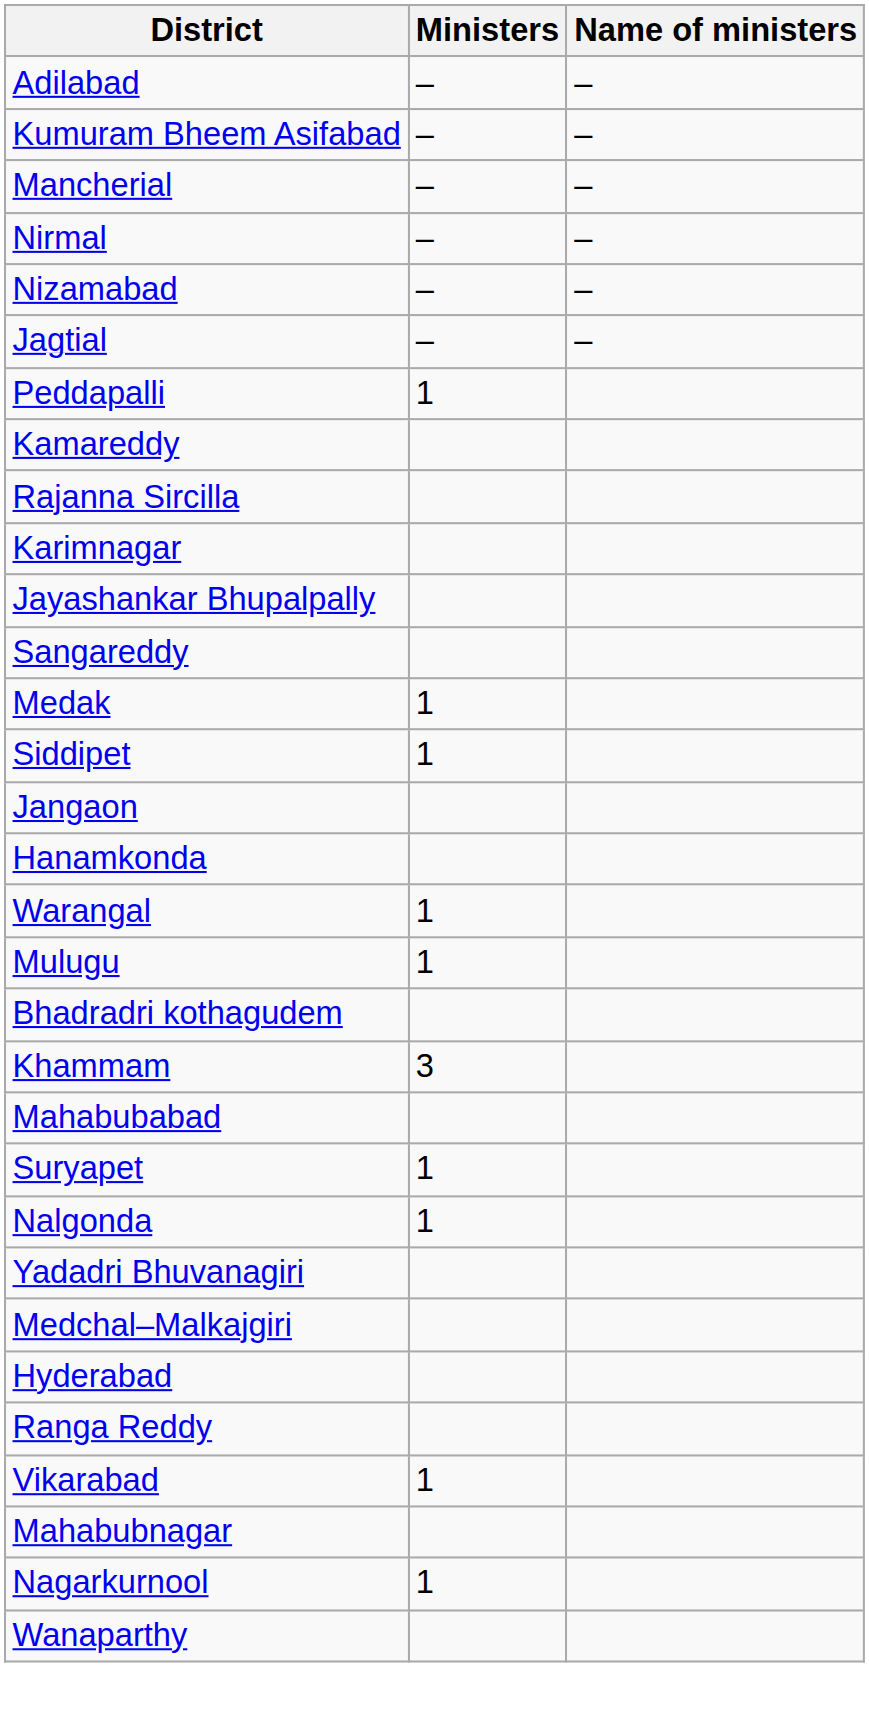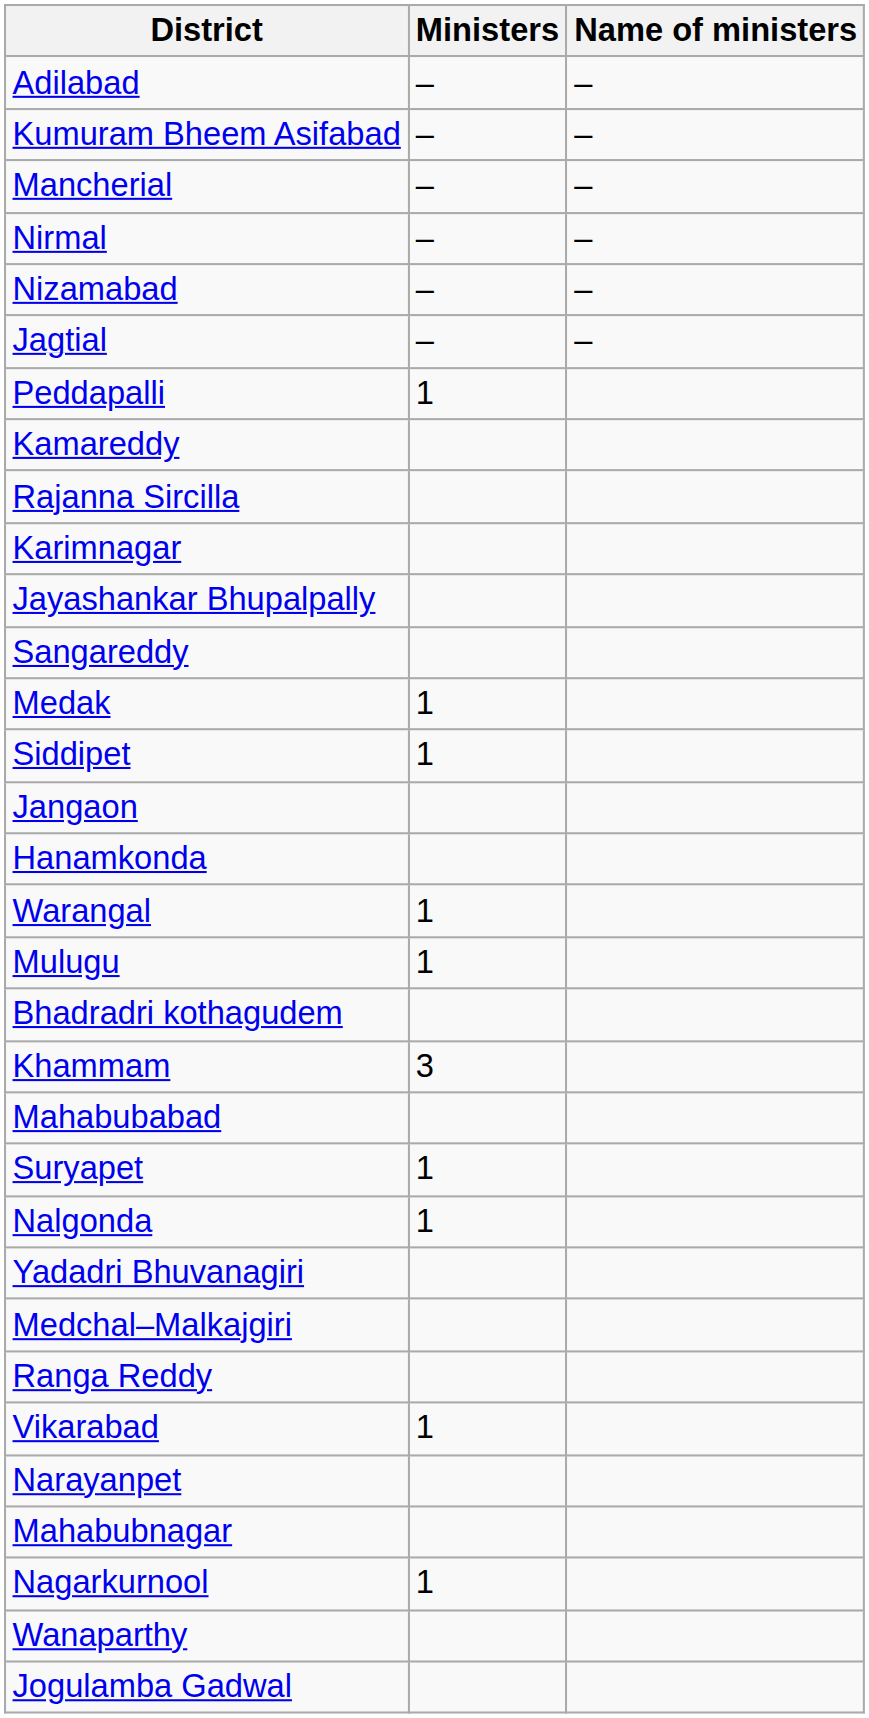- row: (92, 1376)
+ row: (97, 1479)
+ row: (152, 1686)
